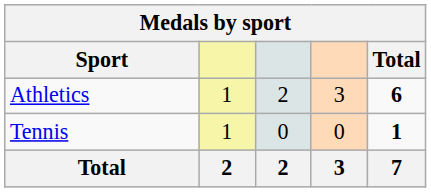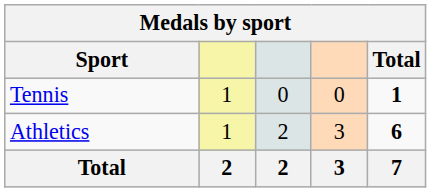rows swapped: (50, 95) <-> (39, 132)
